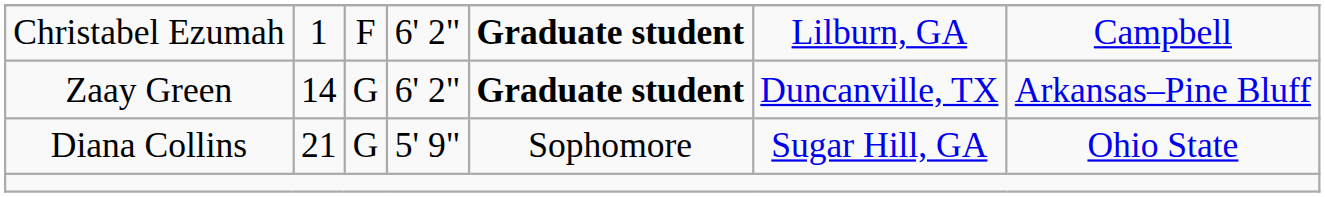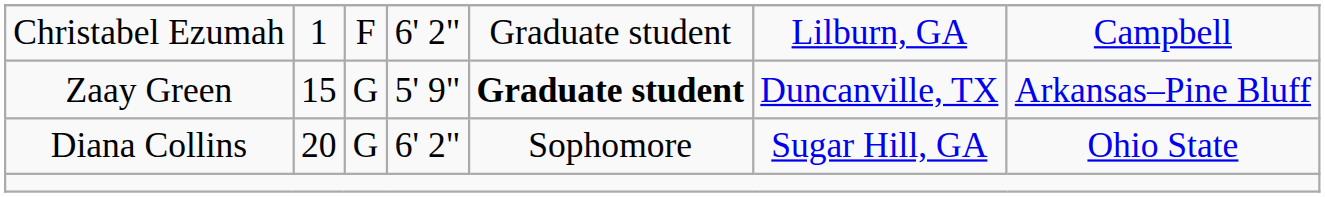(610, 32) bold -> (610, 32) normal
(319, 88) 14 -> (319, 88) 15
(428, 88) 6' 2" -> (428, 88) 5' 9"
(319, 145) 21 -> (319, 145) 20
(428, 145) 5' 9" -> (428, 145) 6' 2"
